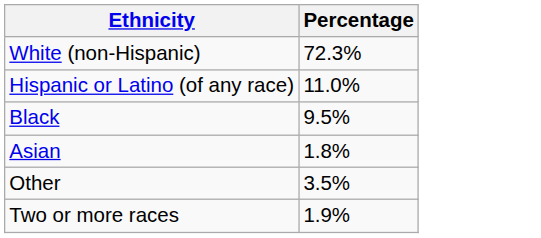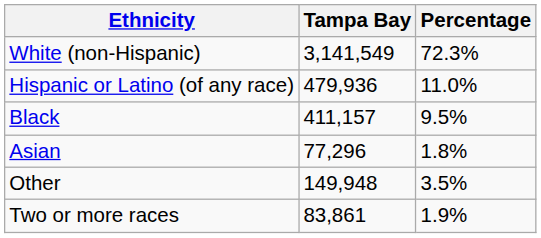+ column: (357, 20)
